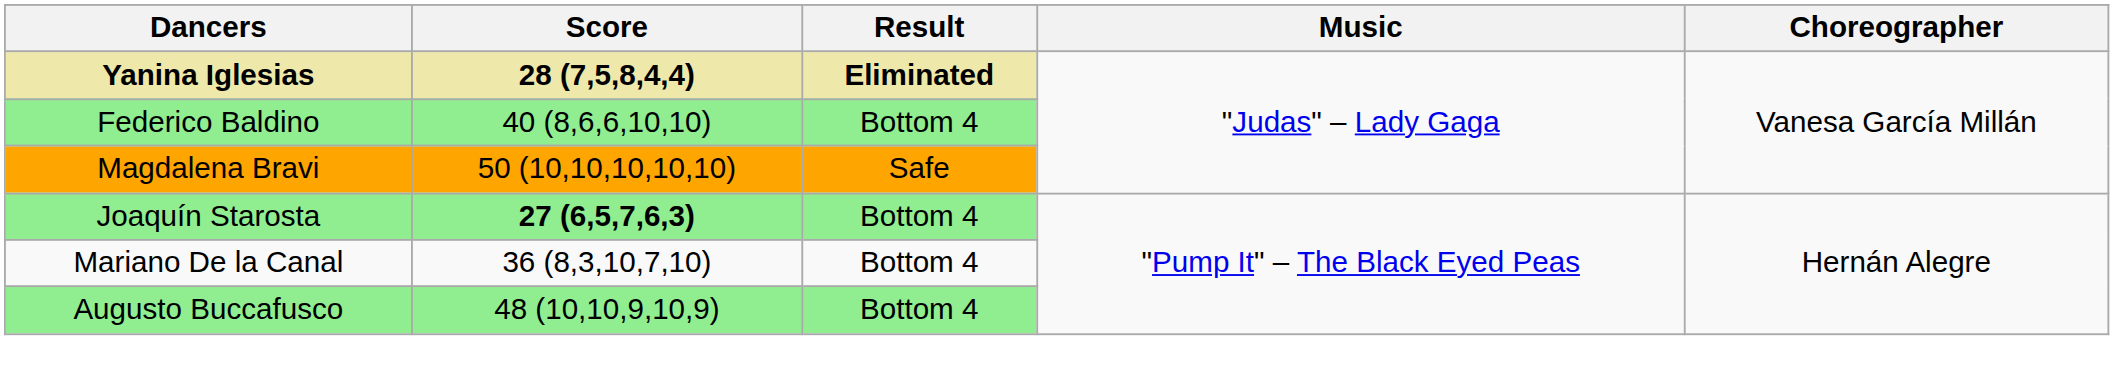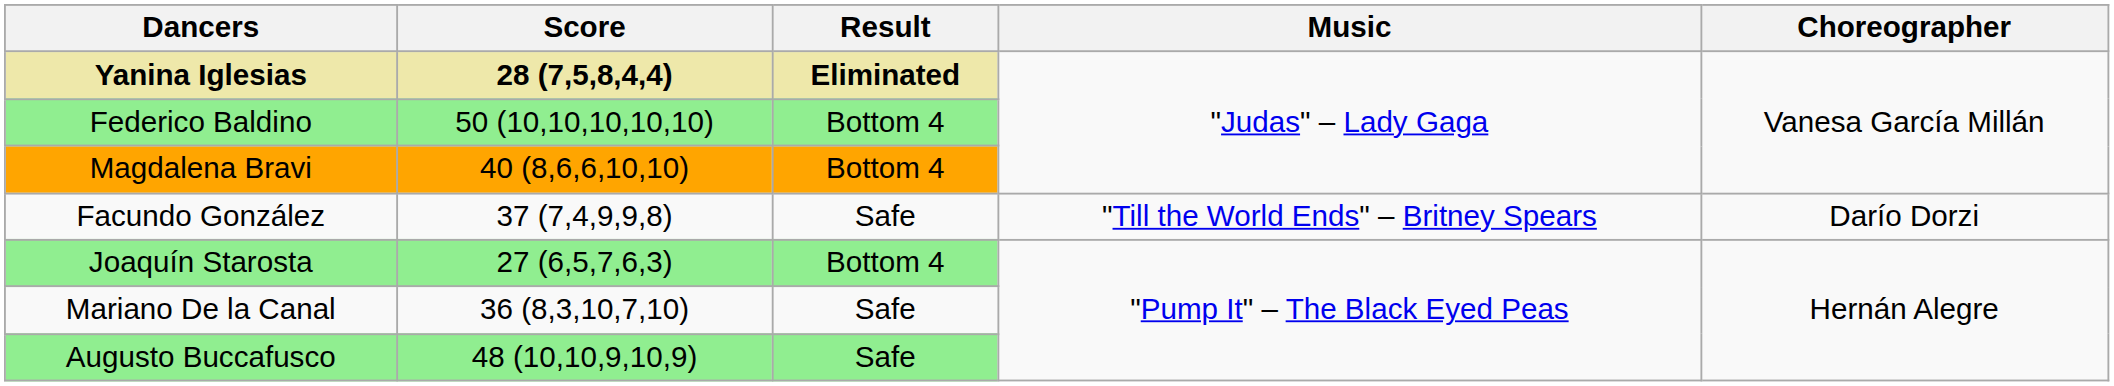(607, 121) 40 (8,6,6,10,10) -> (585, 121) 50 (10,10,10,10,10)
(607, 168) 50 (10,10,10,10,10) -> (585, 168) 40 (8,6,6,10,10)
(919, 168) Safe -> (885, 168) Bottom 4
+ row: (201, 215)
(607, 215) bold -> (585, 262) normal
(919, 262) Bottom 4 -> (885, 309) Safe
(919, 309) Bottom 4 -> (885, 356) Safe
